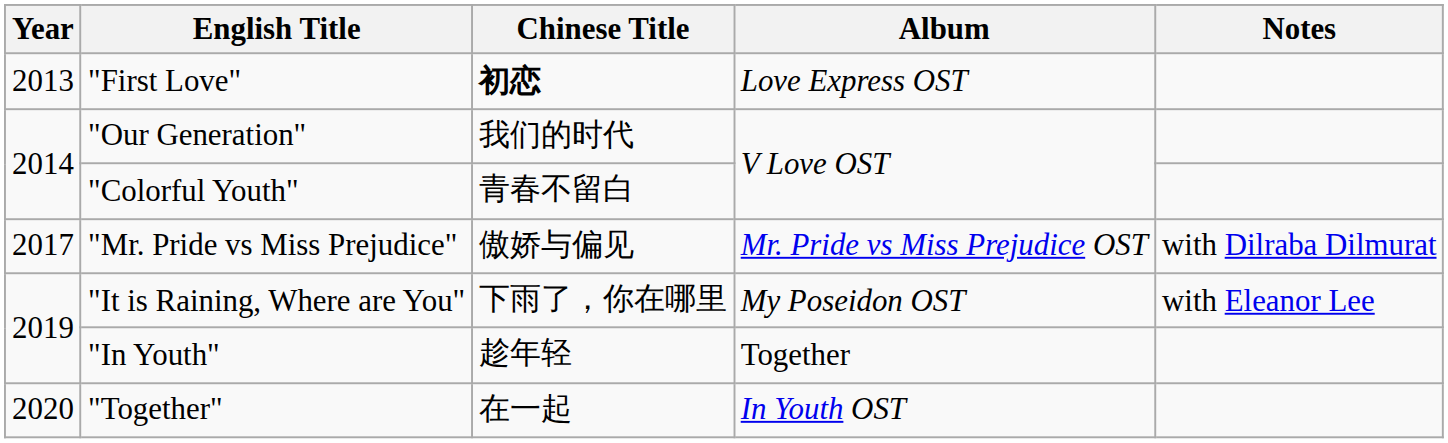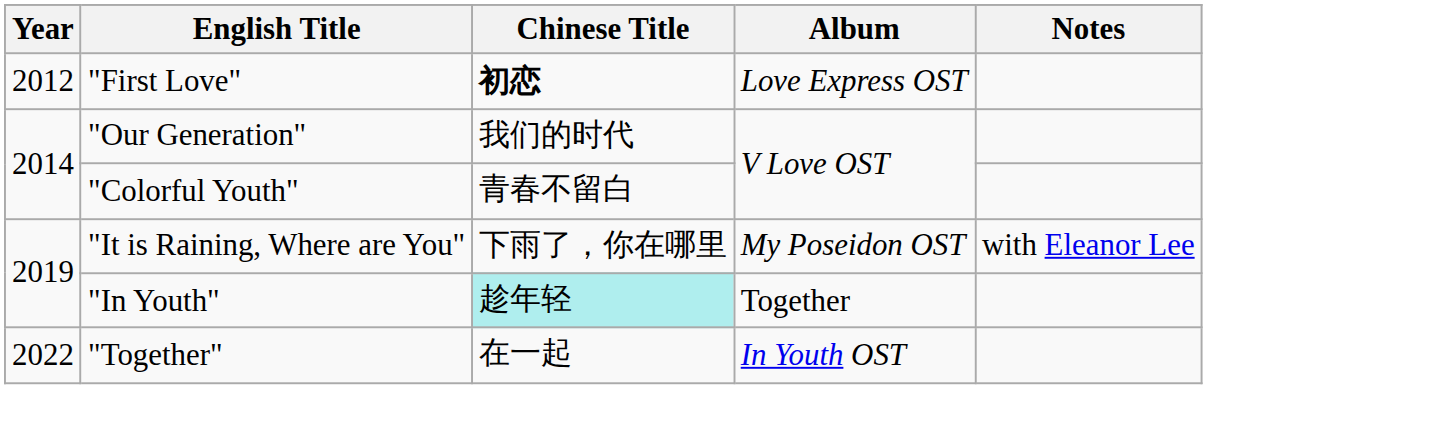(43, 80) 2013 -> (43, 80) 2012
- row: (273, 245)
(526, 353) no background -> (526, 298) paleturquoise background
(43, 409) 2020 -> (43, 354) 2022
